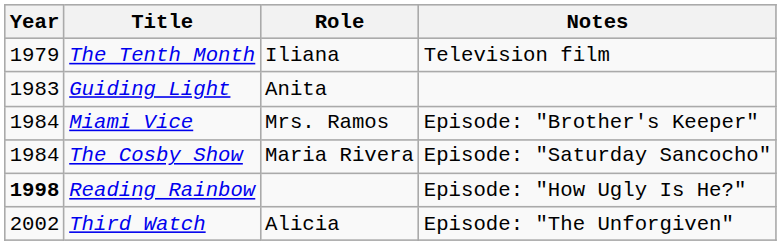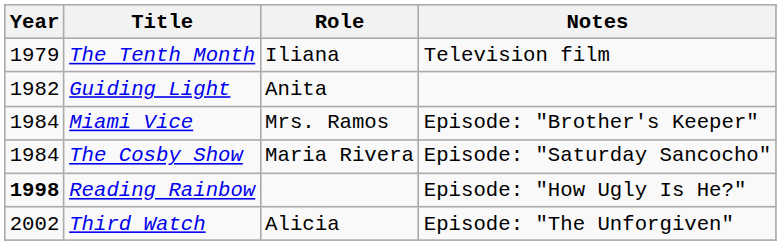(35, 89) 1983 -> (35, 89) 1982
